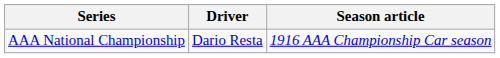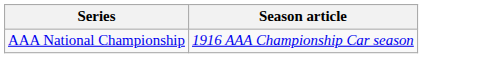- column: (227, 16)
